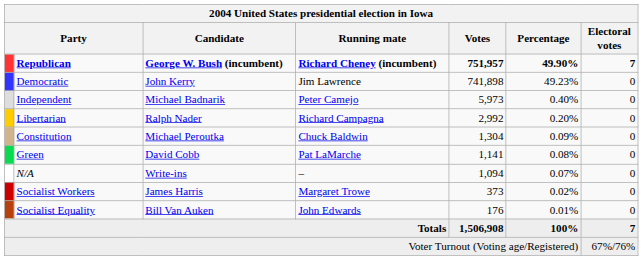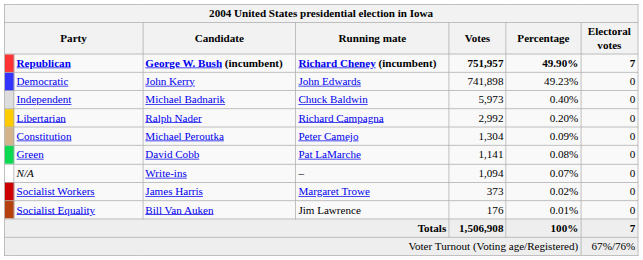(330, 81) Jim Lawrence -> (330, 81) John Edwards
(328, 100) Peter Camejo -> (333, 100) Chuck Baldwin
(333, 136) Chuck Baldwin -> (328, 136) Peter Camejo
(330, 209) John Edwards -> (330, 209) Jim Lawrence
